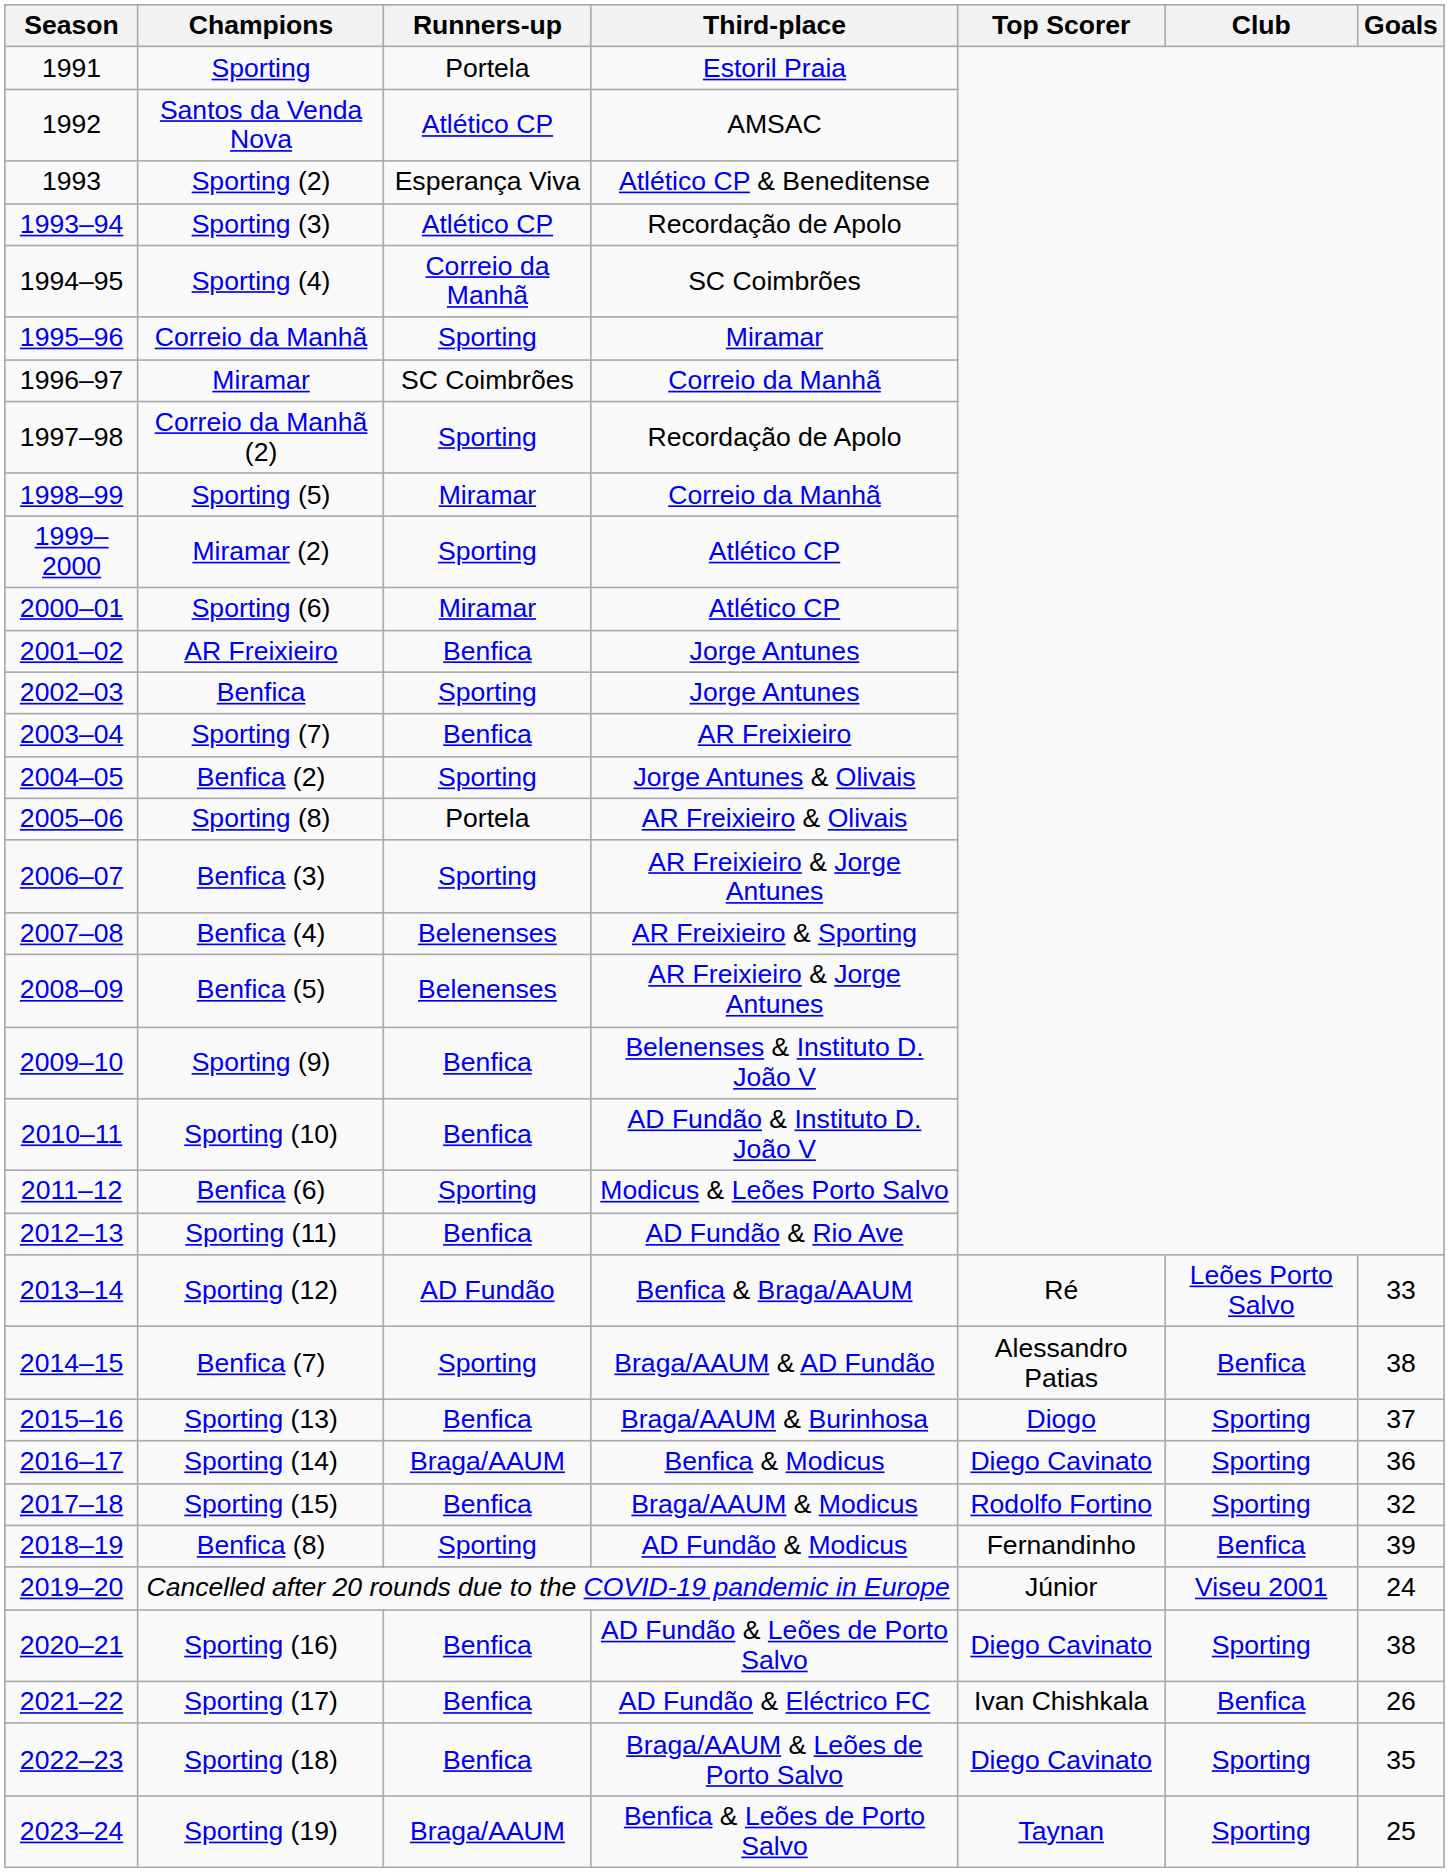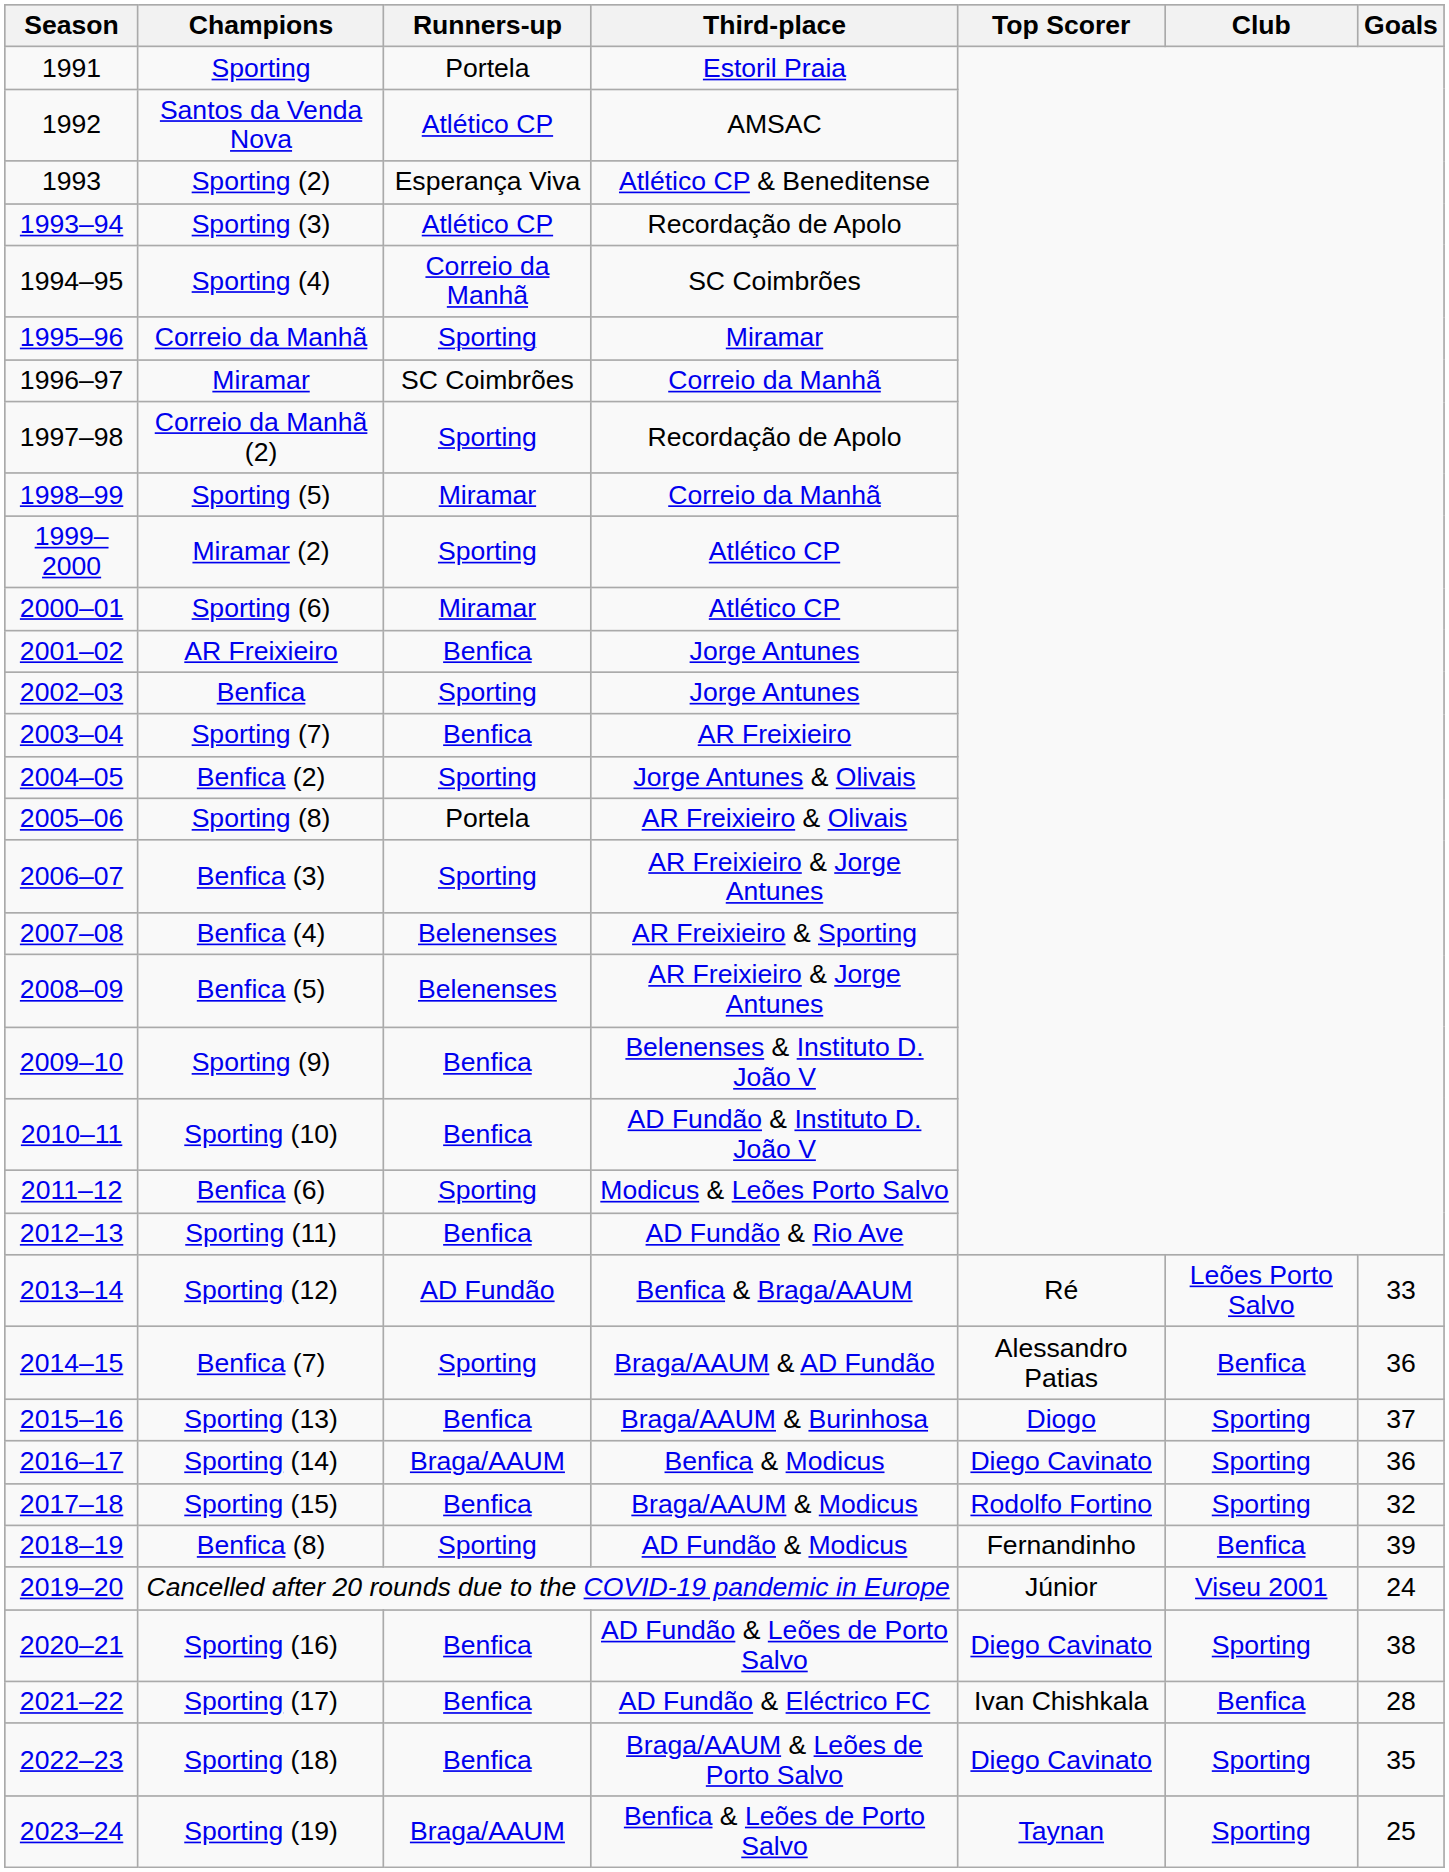(1401, 1362) 38 -> (1401, 1362) 36
(1401, 1702) 26 -> (1401, 1702) 28
